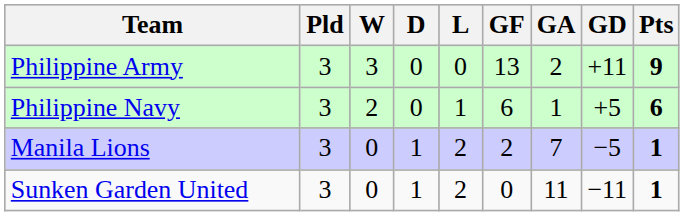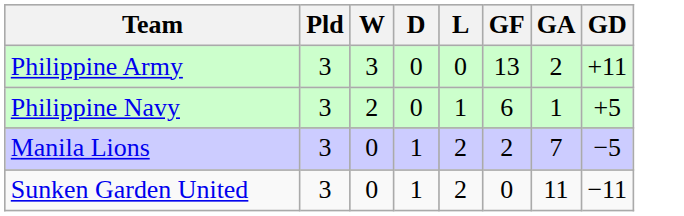- column: (656, 25)
